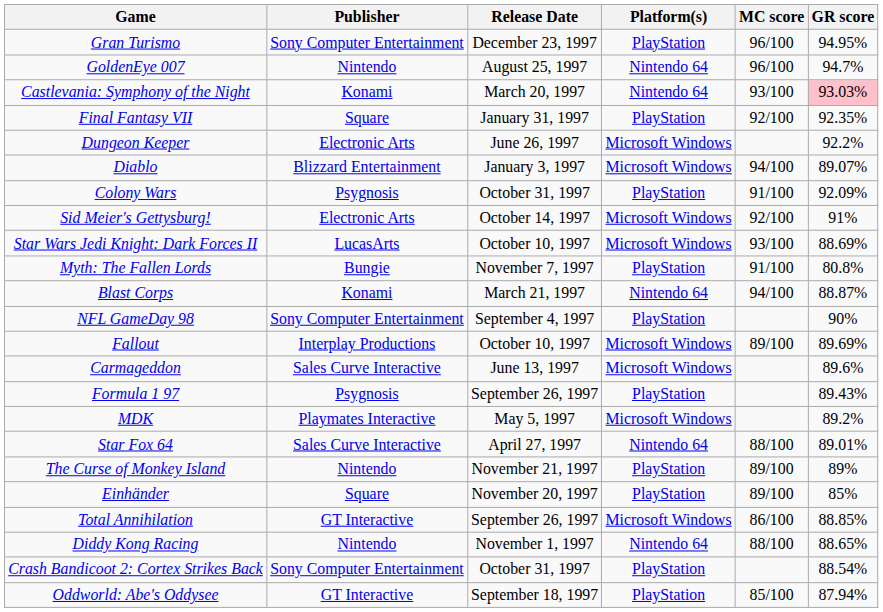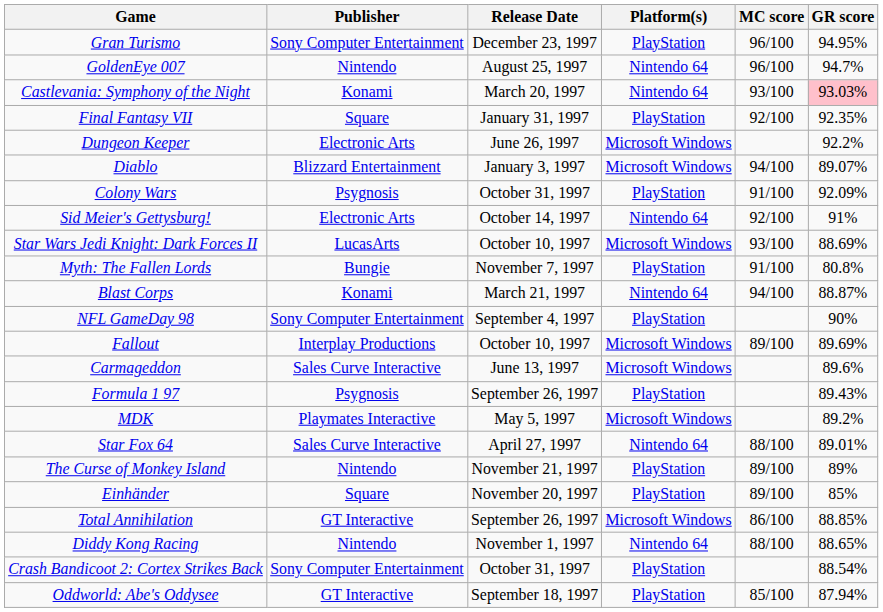(669, 218) Microsoft Windows -> (669, 218) Nintendo 64
